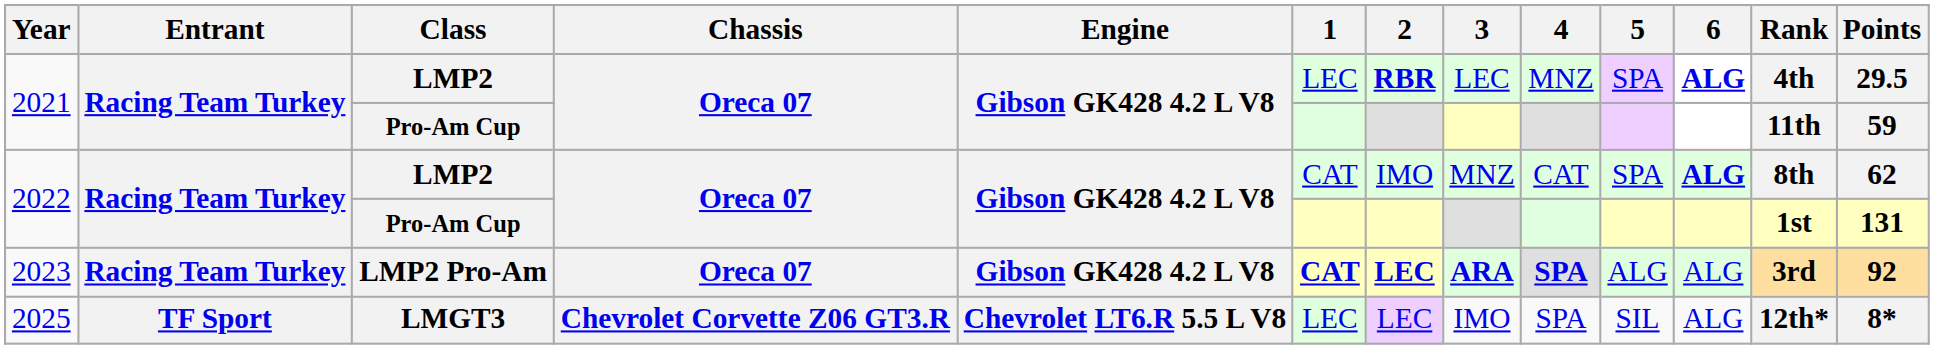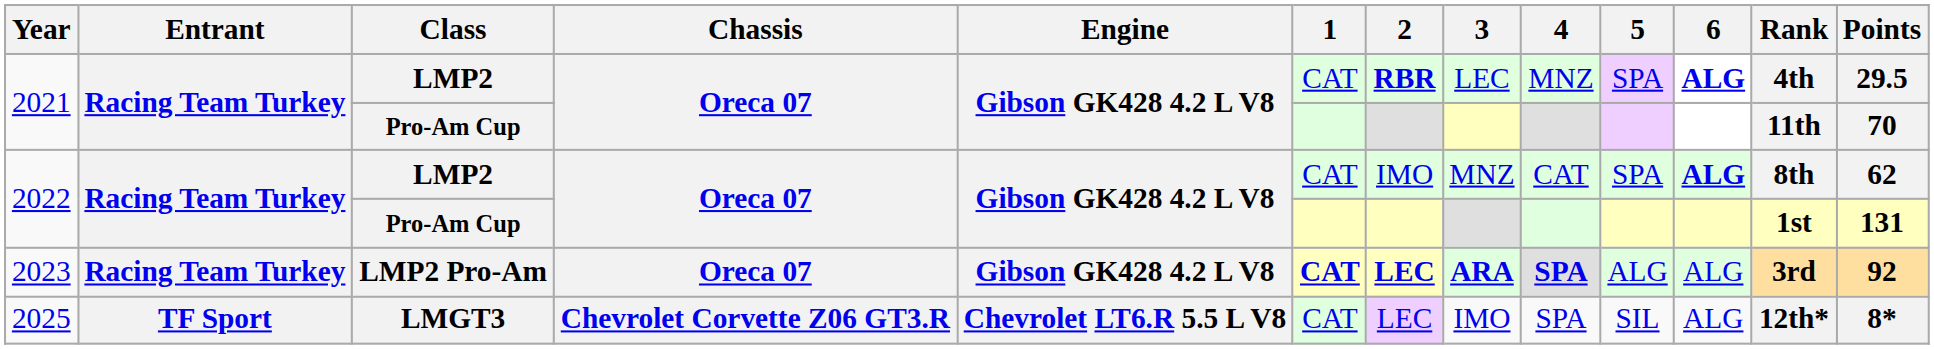(1330, 77) LEC -> (1330, 77) CAT
(1882, 126) 59 -> (1882, 126) 70
(1330, 319) LEC -> (1330, 319) CAT
